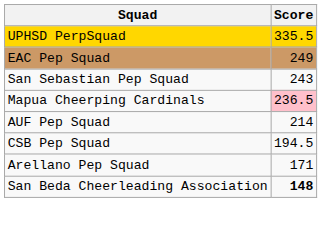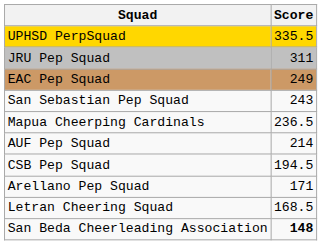+ row: (59, 58)
(294, 101) pink background -> (294, 122) no background
+ row: (90, 208)
